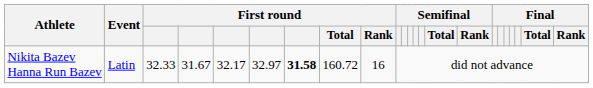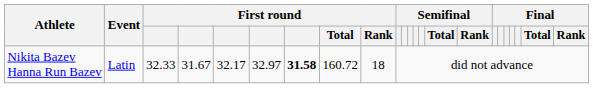(378, 64) 16 -> (378, 64) 18
